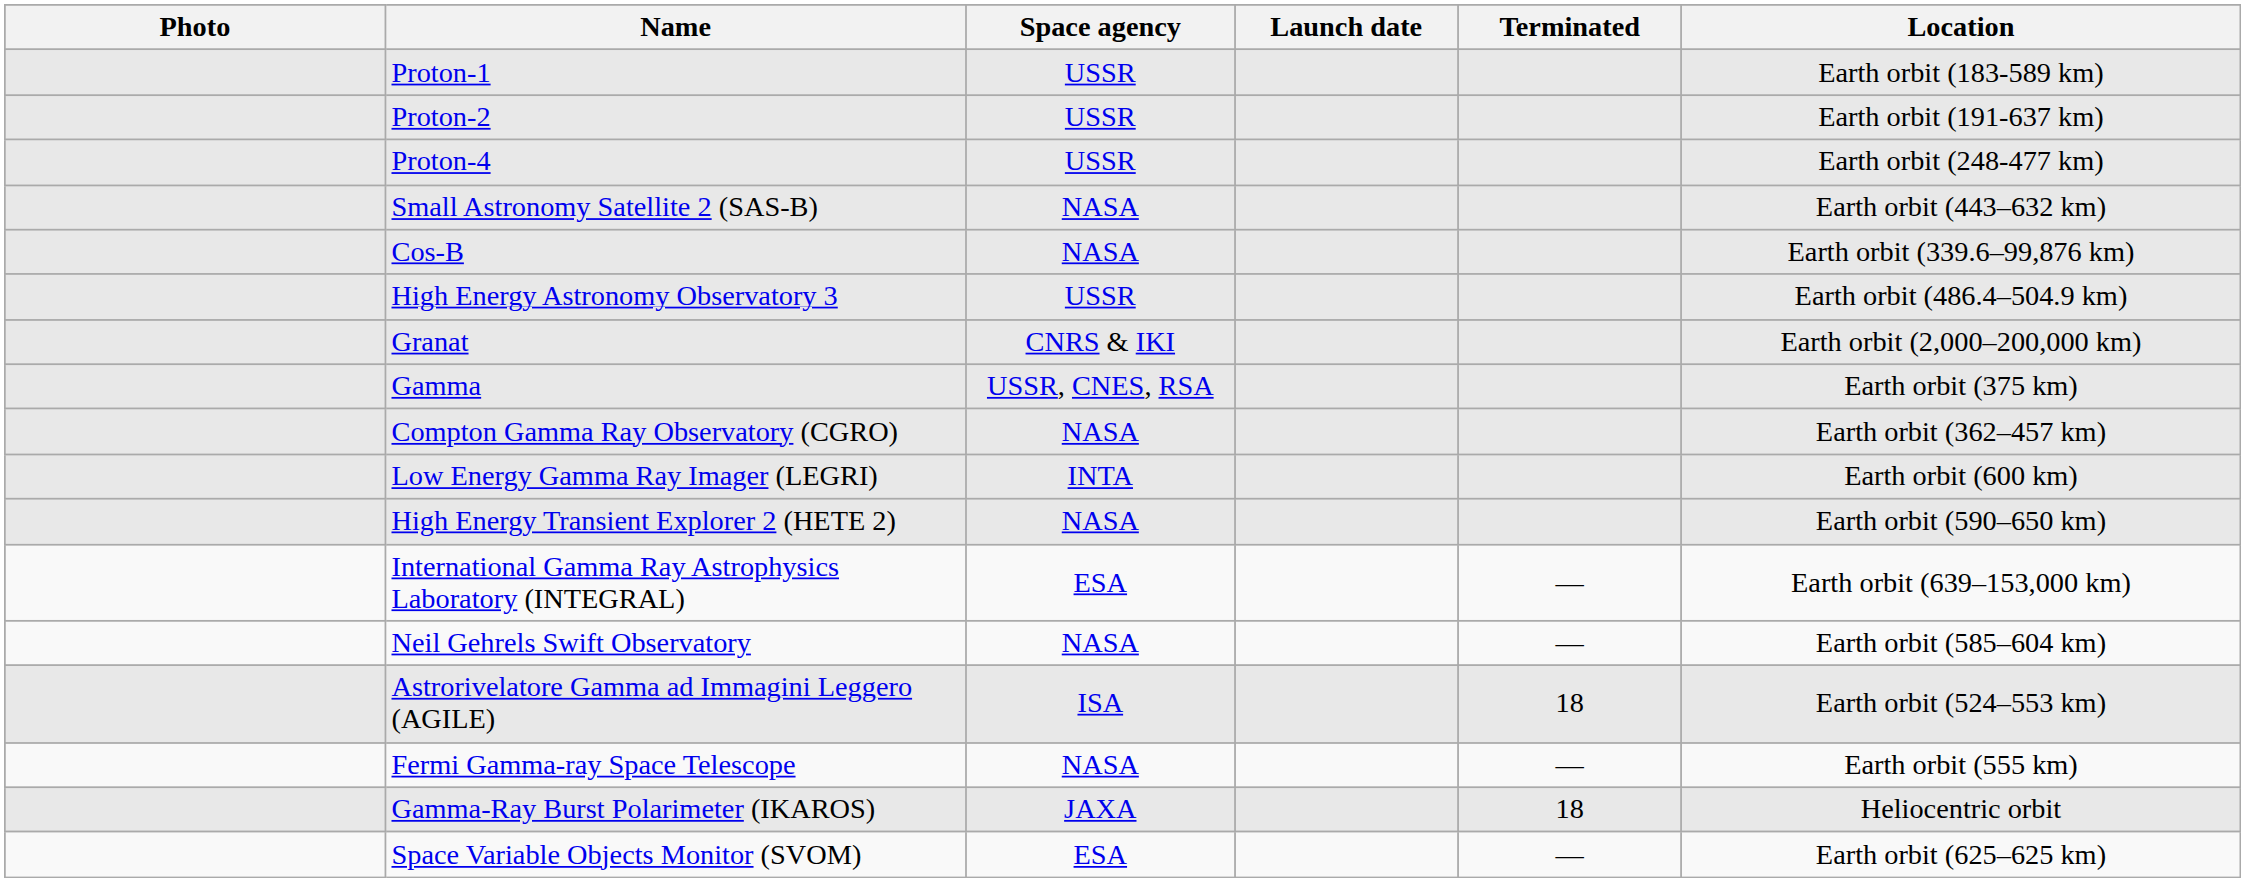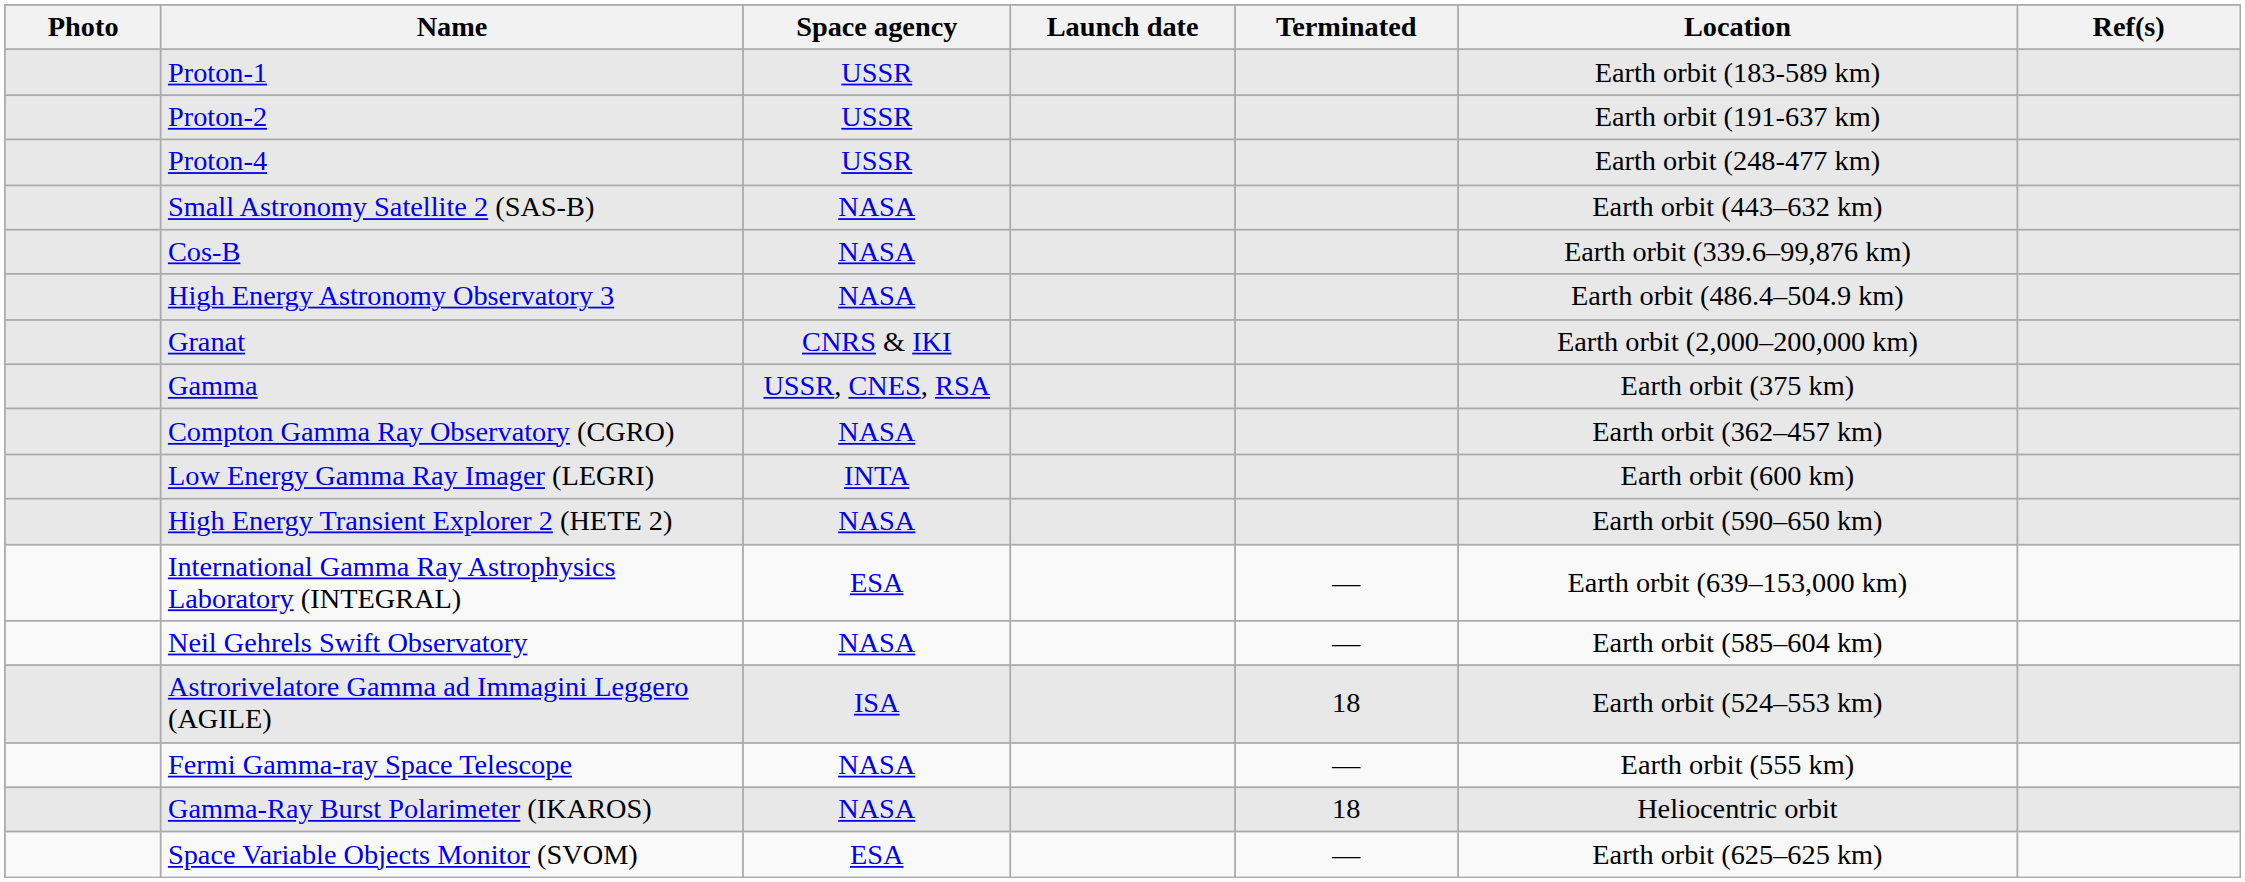+ column: (2129, 26)
(1100, 296) USSR -> (877, 296) NASA
(1100, 809) JAXA -> (877, 809) NASA
